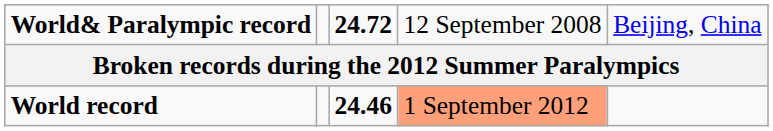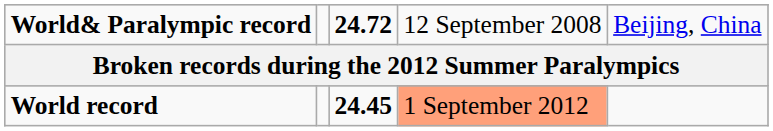(363, 105) 24.46 -> (363, 105) 24.45
